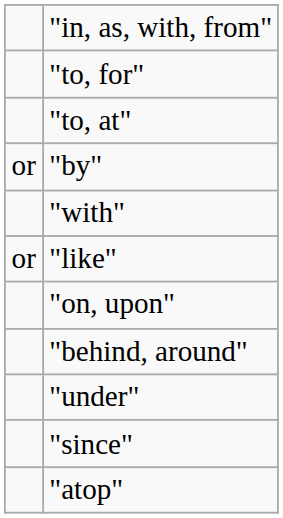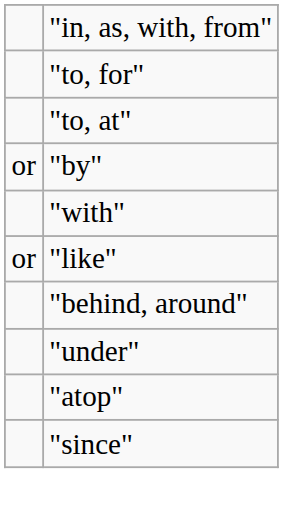- row: (112, 304)
rows swapped: (86, 489) <-> (91, 443)
